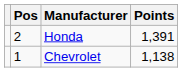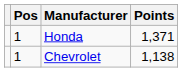(17, 36) 2 -> (17, 36) 1
(158, 36) 1,391 -> (158, 36) 1,371
